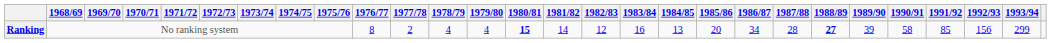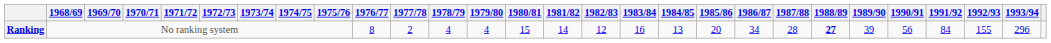(525, 29) bold -> (525, 29) normal
(907, 29) 58 -> (907, 29) 56
(945, 29) 85 -> (945, 29) 84
(984, 29) 156 -> (984, 29) 155
(1022, 29) 299 -> (1022, 29) 296
